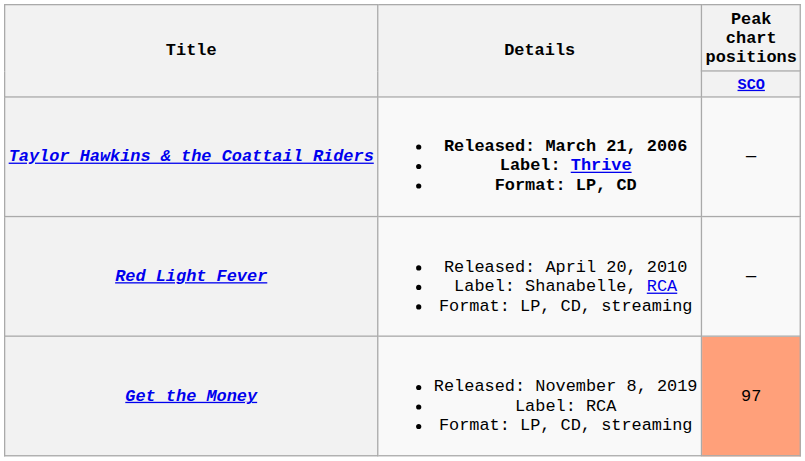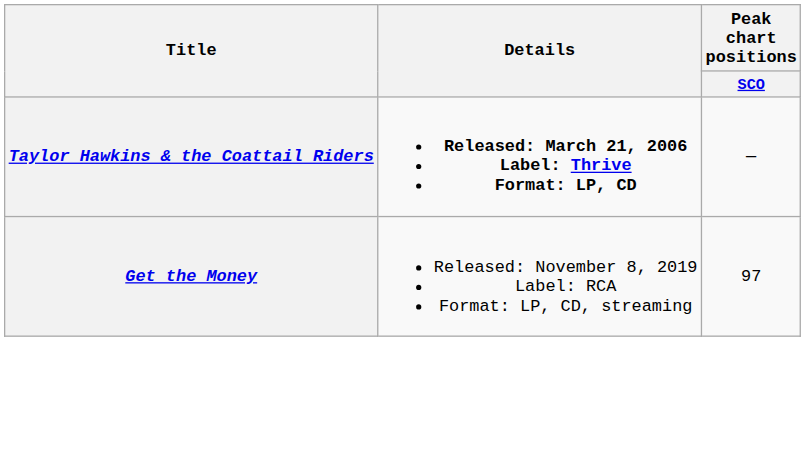- row: (191, 277)
(751, 396) lightsalmon background -> (751, 277) no background
